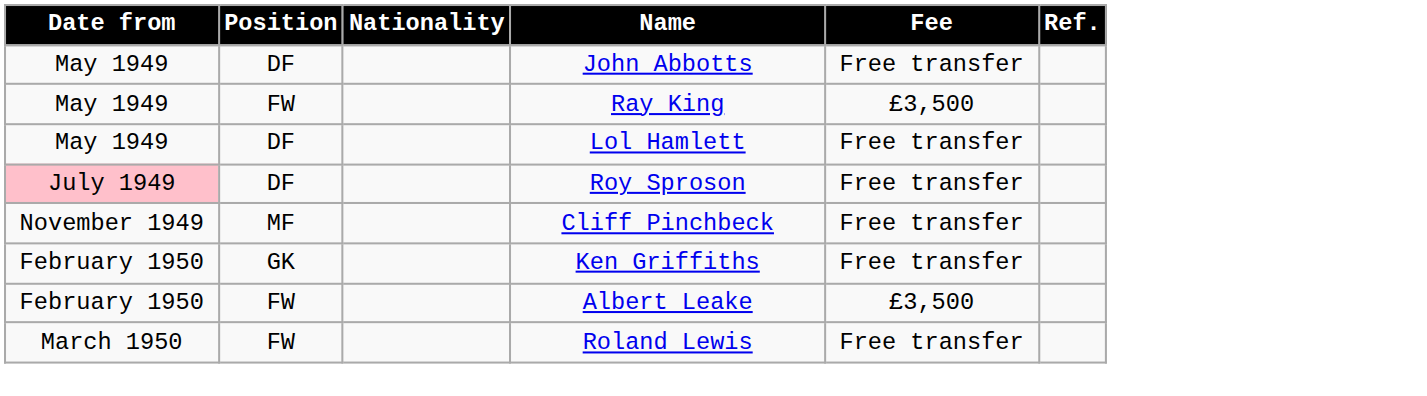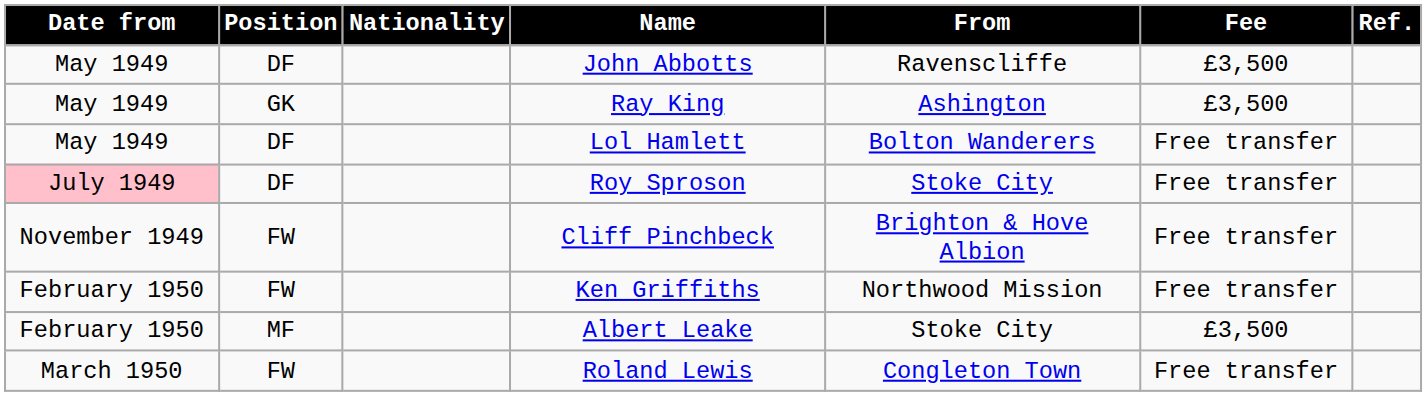+ column: (982, 25)
(932, 64) Free transfer -> (1246, 64) £3,500
(281, 104) FW -> (281, 104) GK
(281, 223) MF -> (281, 237) FW
(281, 263) GK -> (281, 291) FW
(281, 302) FW -> (281, 331) MF
